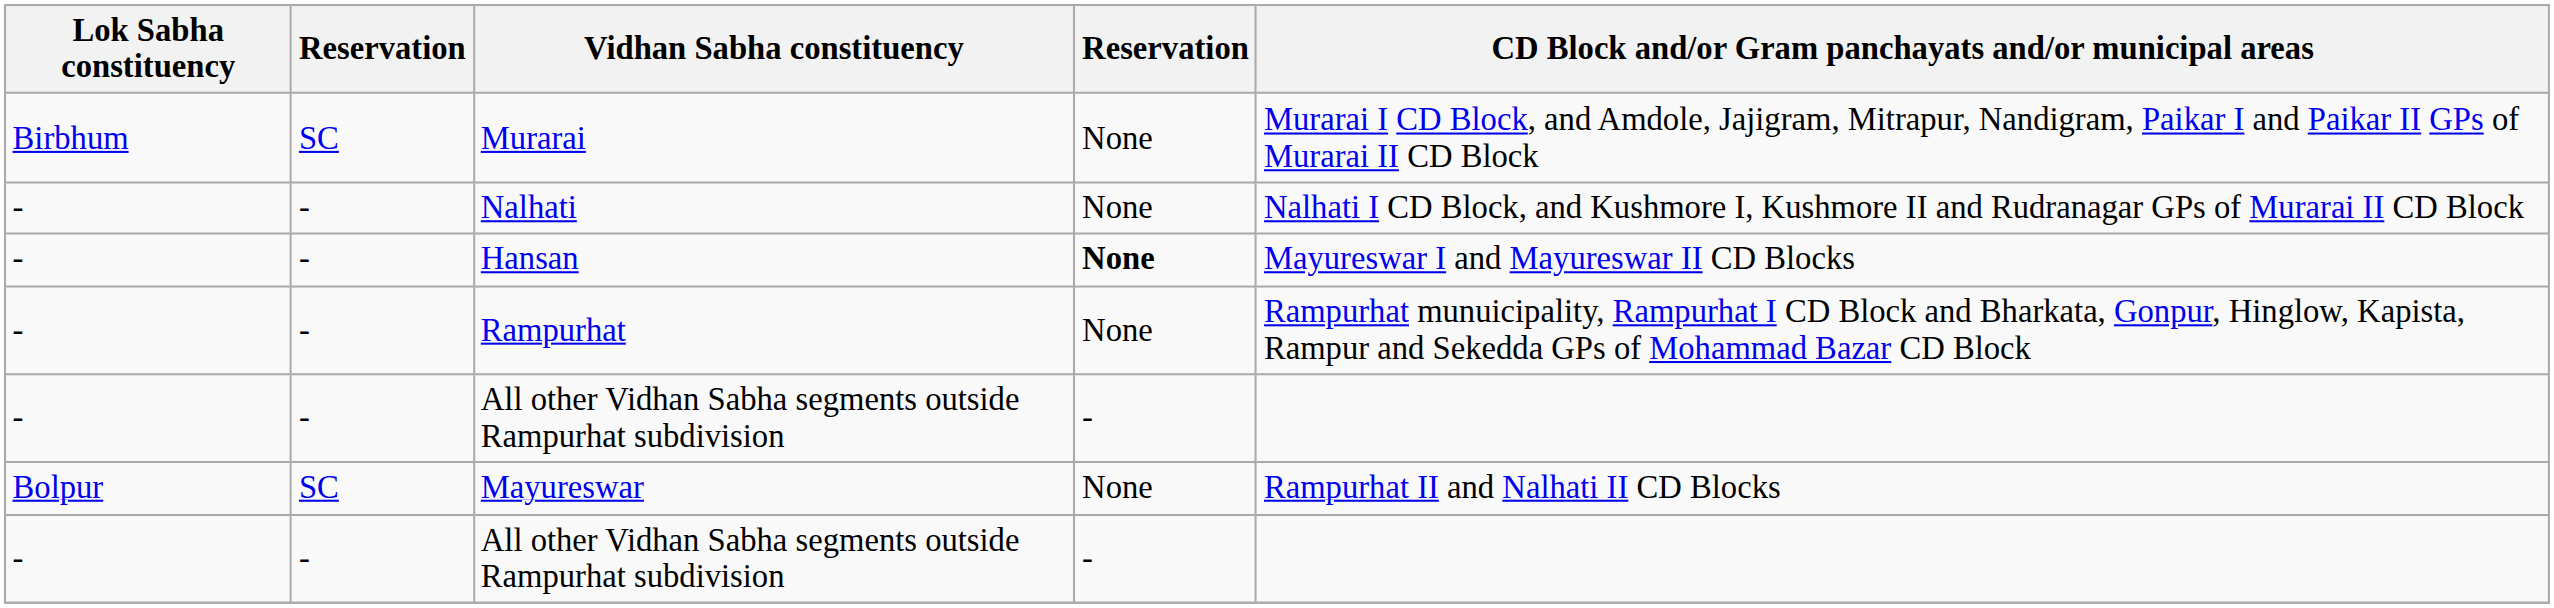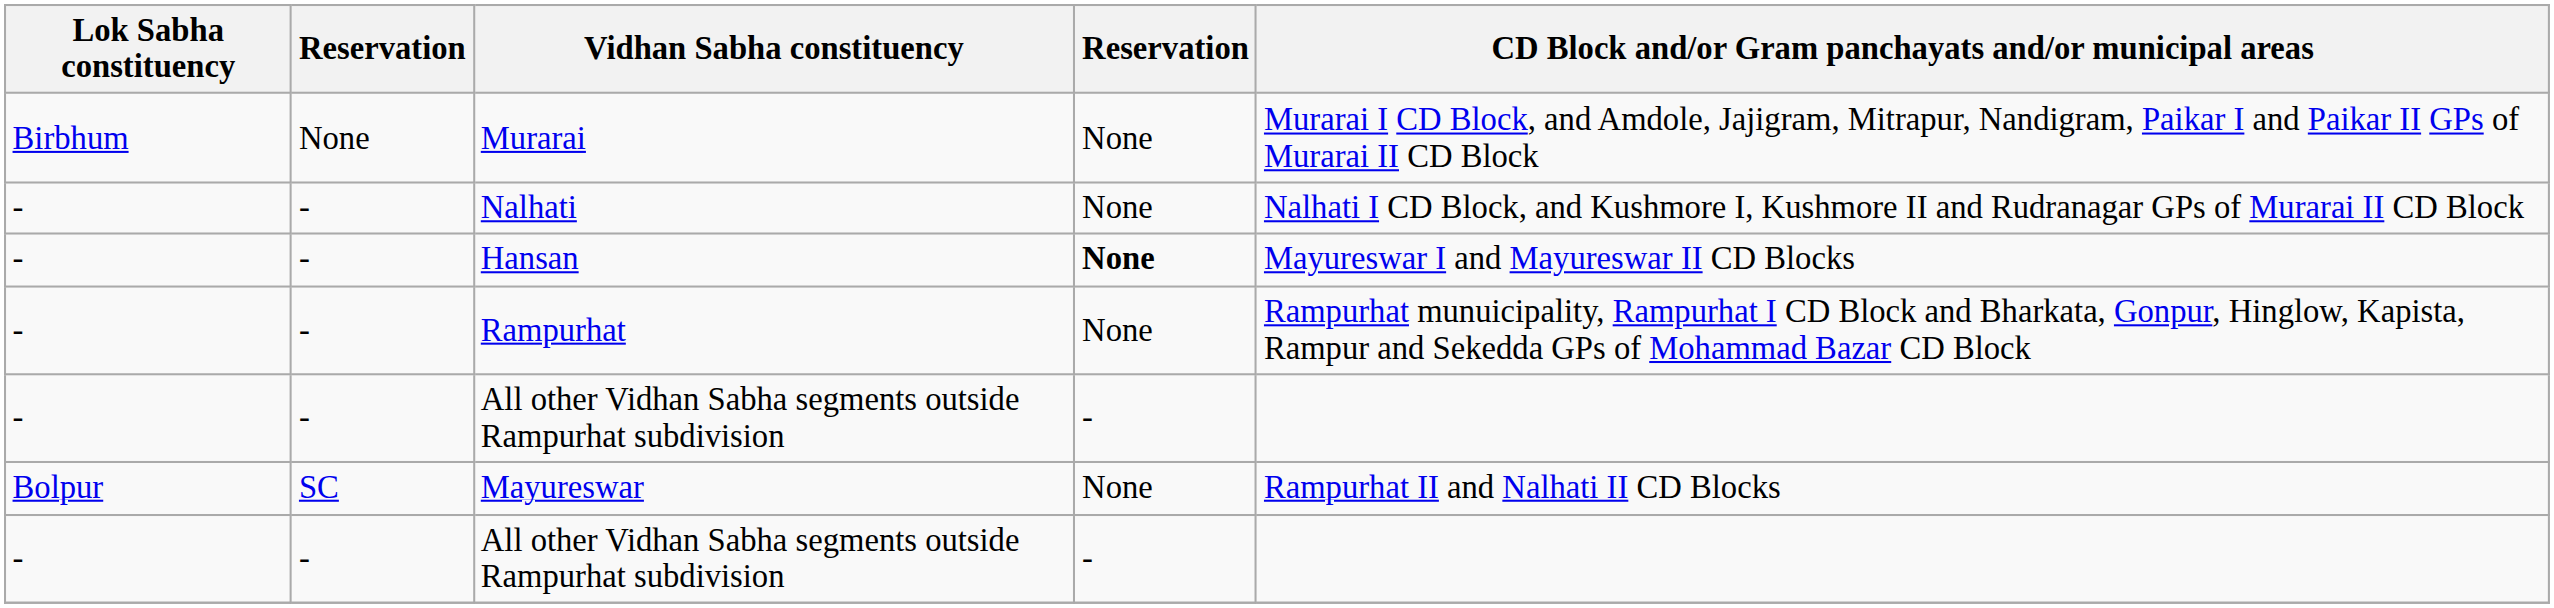(319, 137) SC -> (334, 137) None
